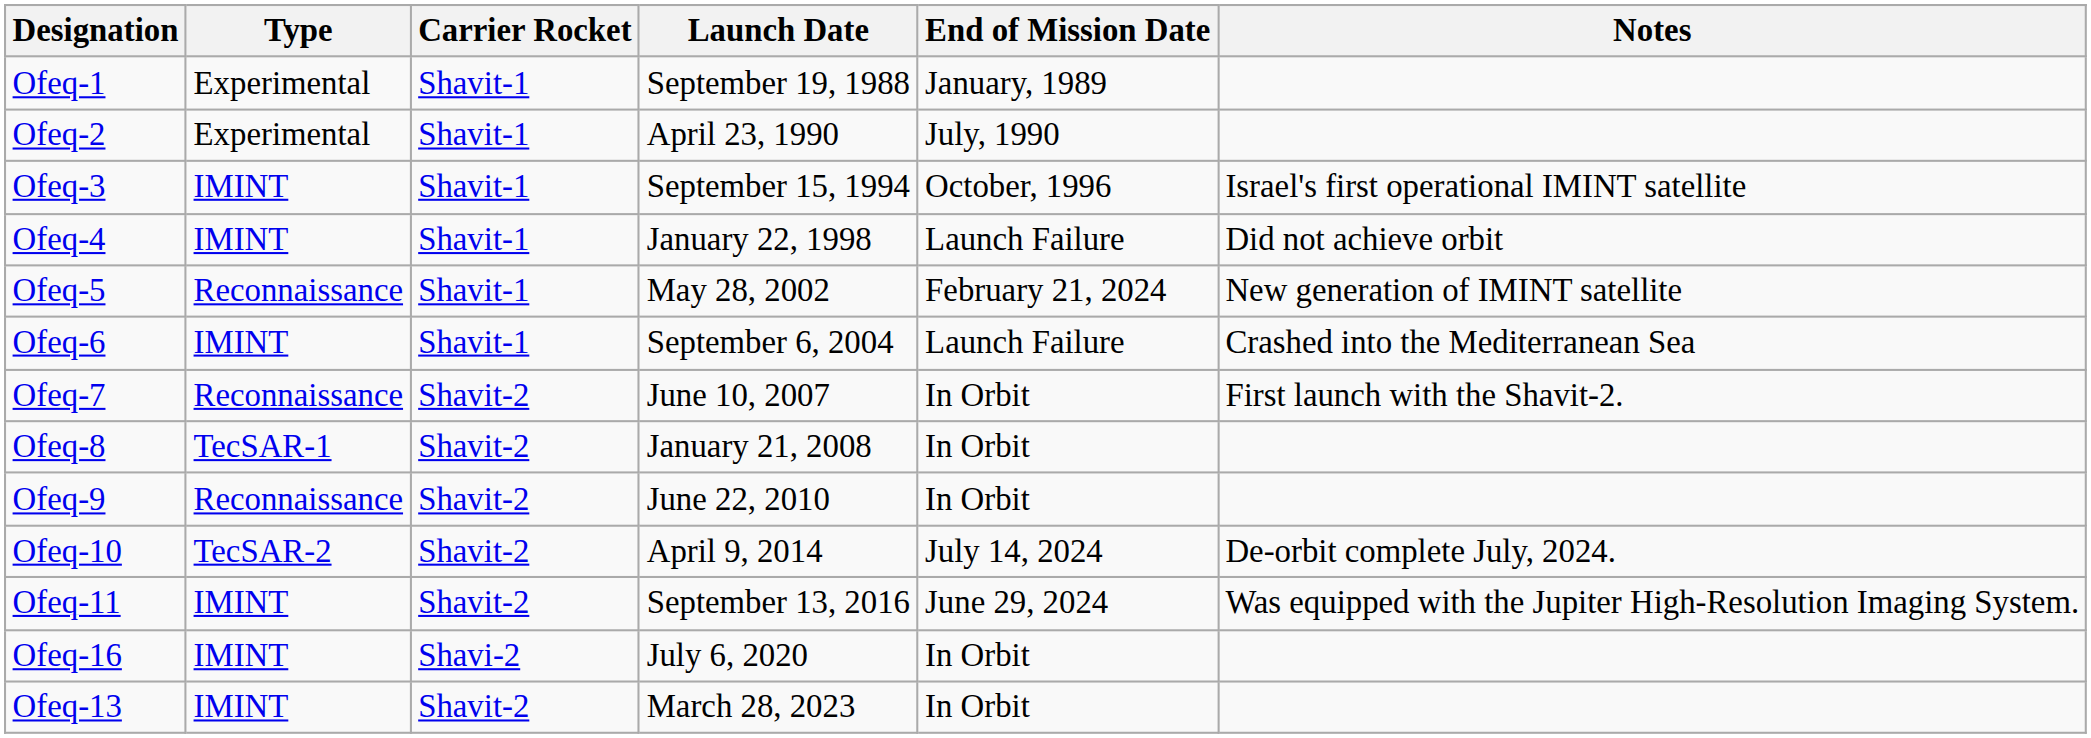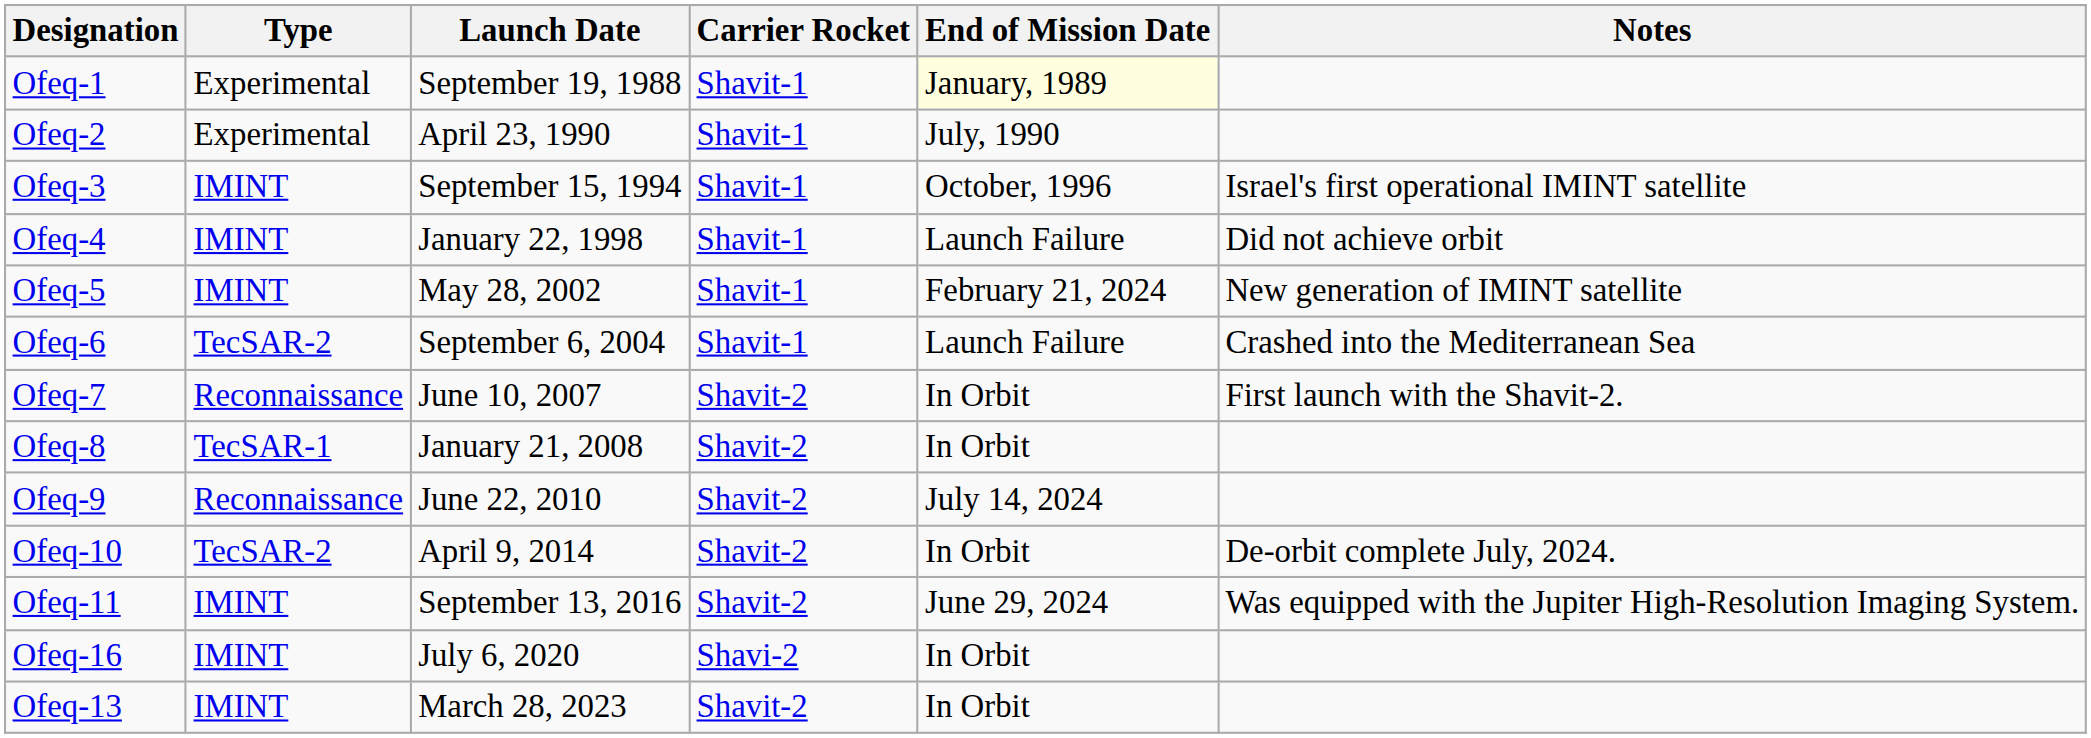columns swapped: (778, 30) <-> (525, 30)
(1016, 82) no background -> (1016, 82) lightyellow background
(298, 290) Reconnaissance -> (241, 290) IMINT
(241, 342) IMINT -> (263, 342) TecSAR-2
(977, 498) In Orbit -> (1014, 498) July 14, 2024
(1014, 550) July 14, 2024 -> (977, 550) In Orbit
